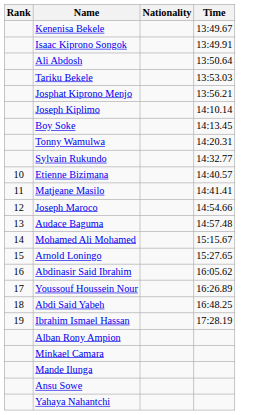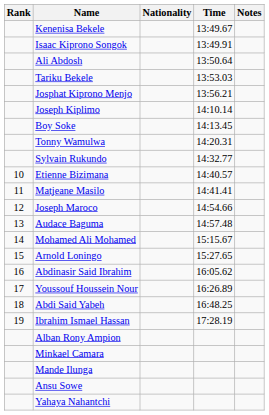+ column: (249, 12)
